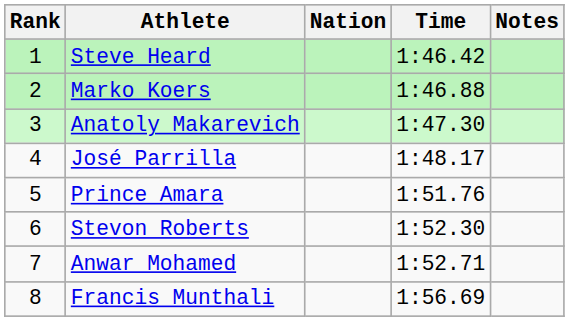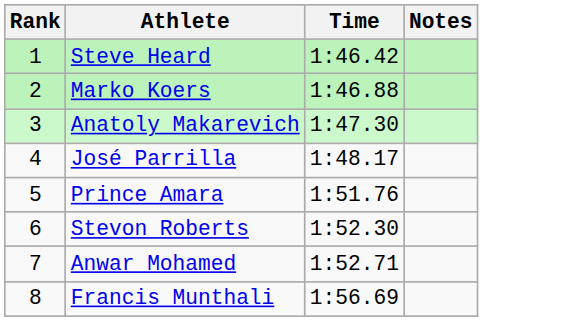- column: (348, 22)
